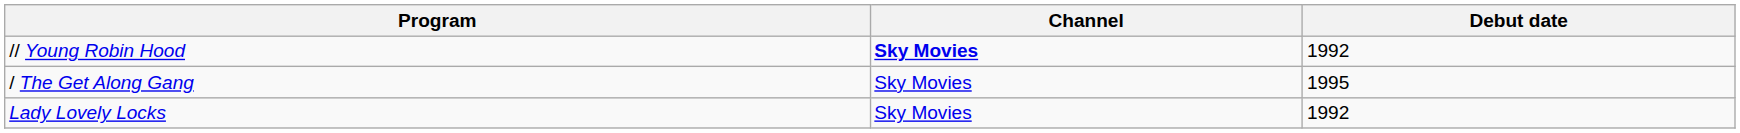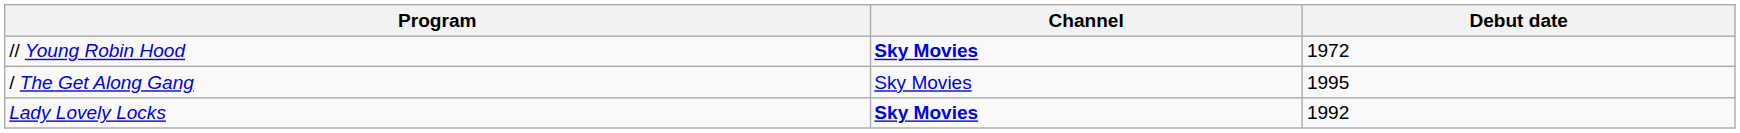(1328, 51) 1992 -> (1328, 51) 1972
(923, 113) normal -> (926, 113) bold
